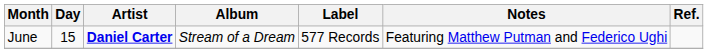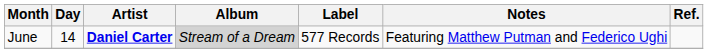(68, 37) 15 -> (68, 37) 14
(237, 37) no background -> (237, 37) lightgrey background
